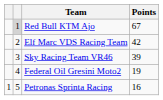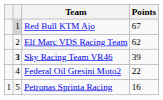(136, 41) 42 -> (136, 41) 62
(18, 56) normal -> (18, 56) bold
(136, 71) 19 -> (136, 71) 22
